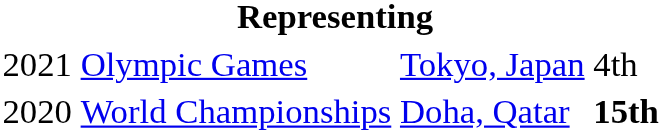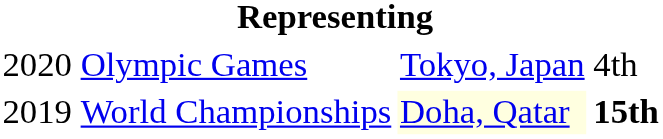(37, 64) 2021 -> (37, 64) 2020
(37, 111) 2020 -> (37, 111) 2019
(485, 111) no background -> (485, 111) lightyellow background
